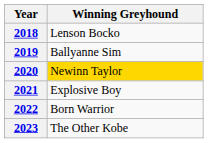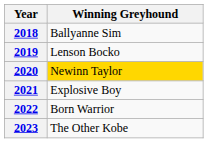(85, 33) Lenson Bocko -> (86, 33) Ballyanne Sim
(86, 52) Ballyanne Sim -> (85, 52) Lenson Bocko
